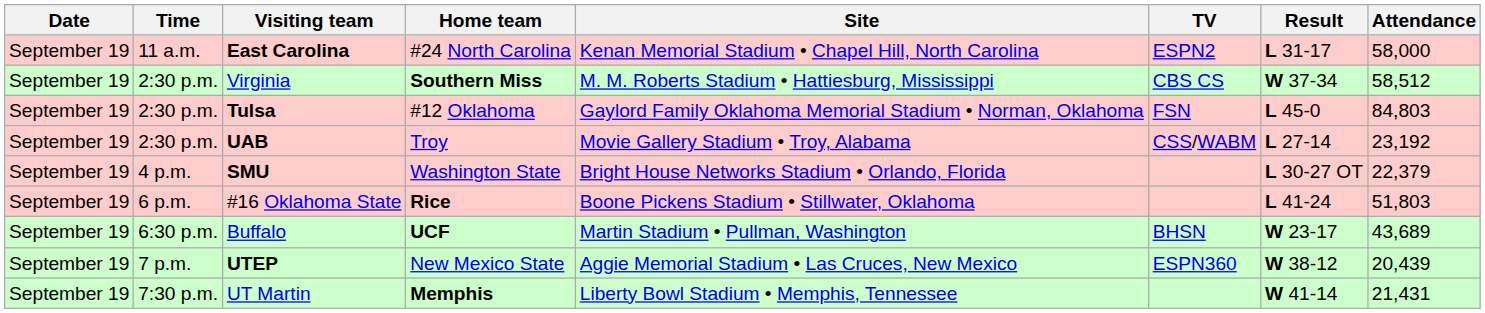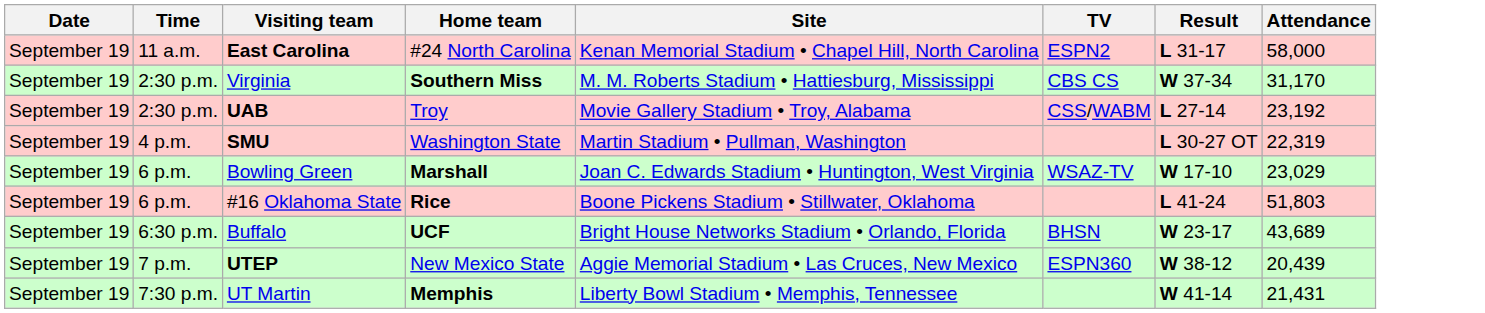(1401, 81) 58,512 -> (1296, 81) 31,170
- row: (251, 111)
(793, 172) Bright House Networks Stadium • Orlando, Florida -> (743, 141) Martin Stadium • Pullman, Washington
(1401, 172) 22,379 -> (1296, 141) 22,319
+ row: (290, 172)
(743, 232) Martin Stadium • Pullman, Washington -> (793, 232) Bright House Networks Stadium • Orlando, Florida
